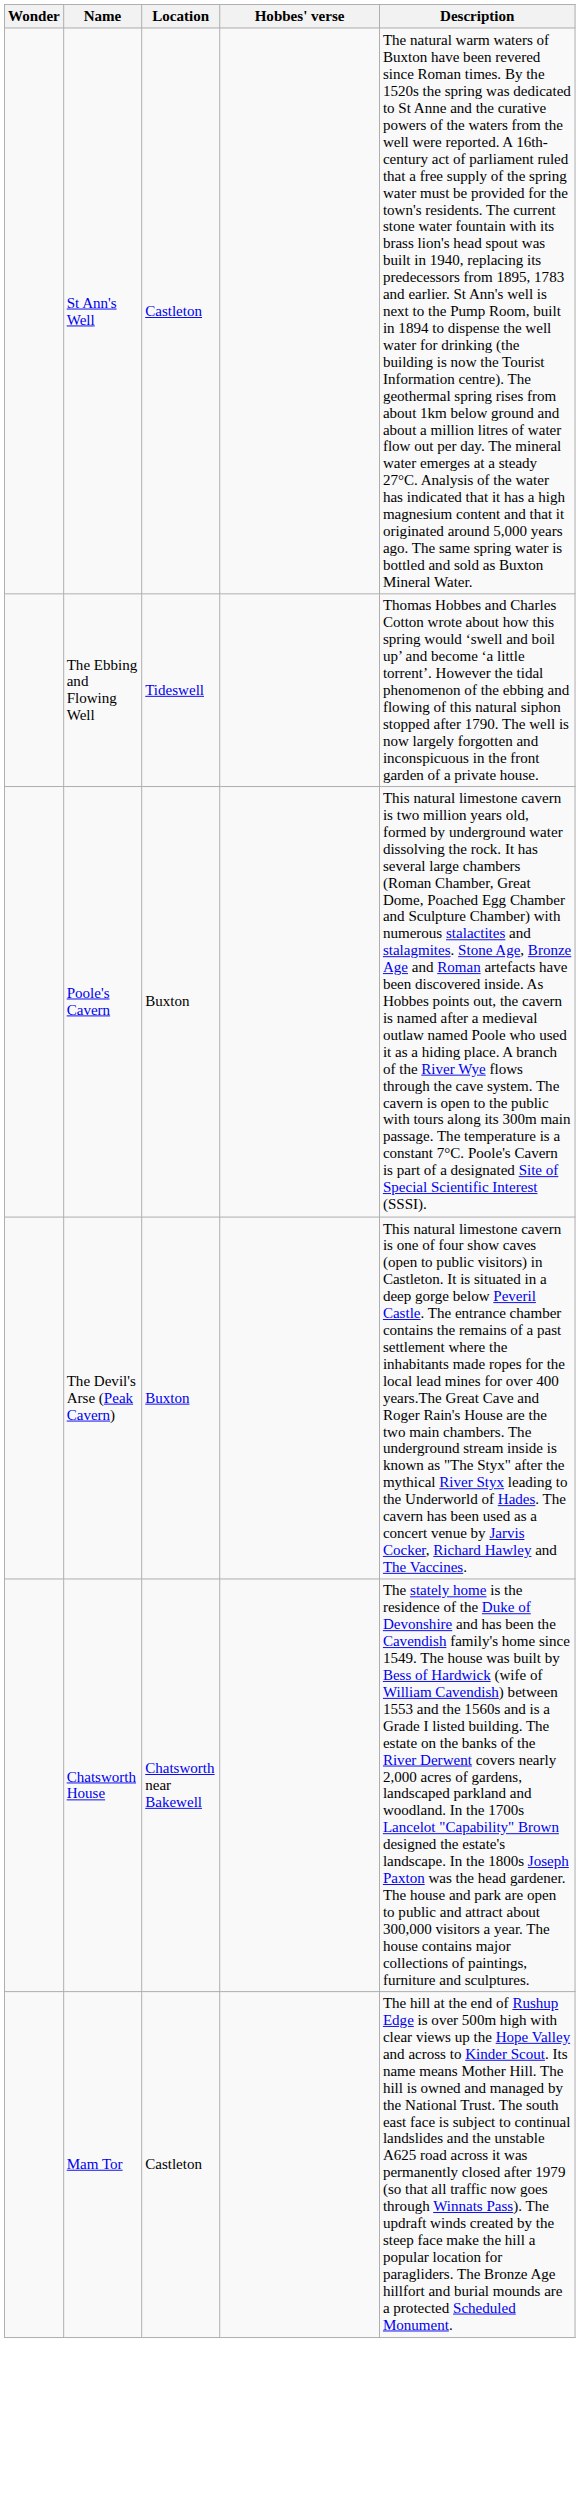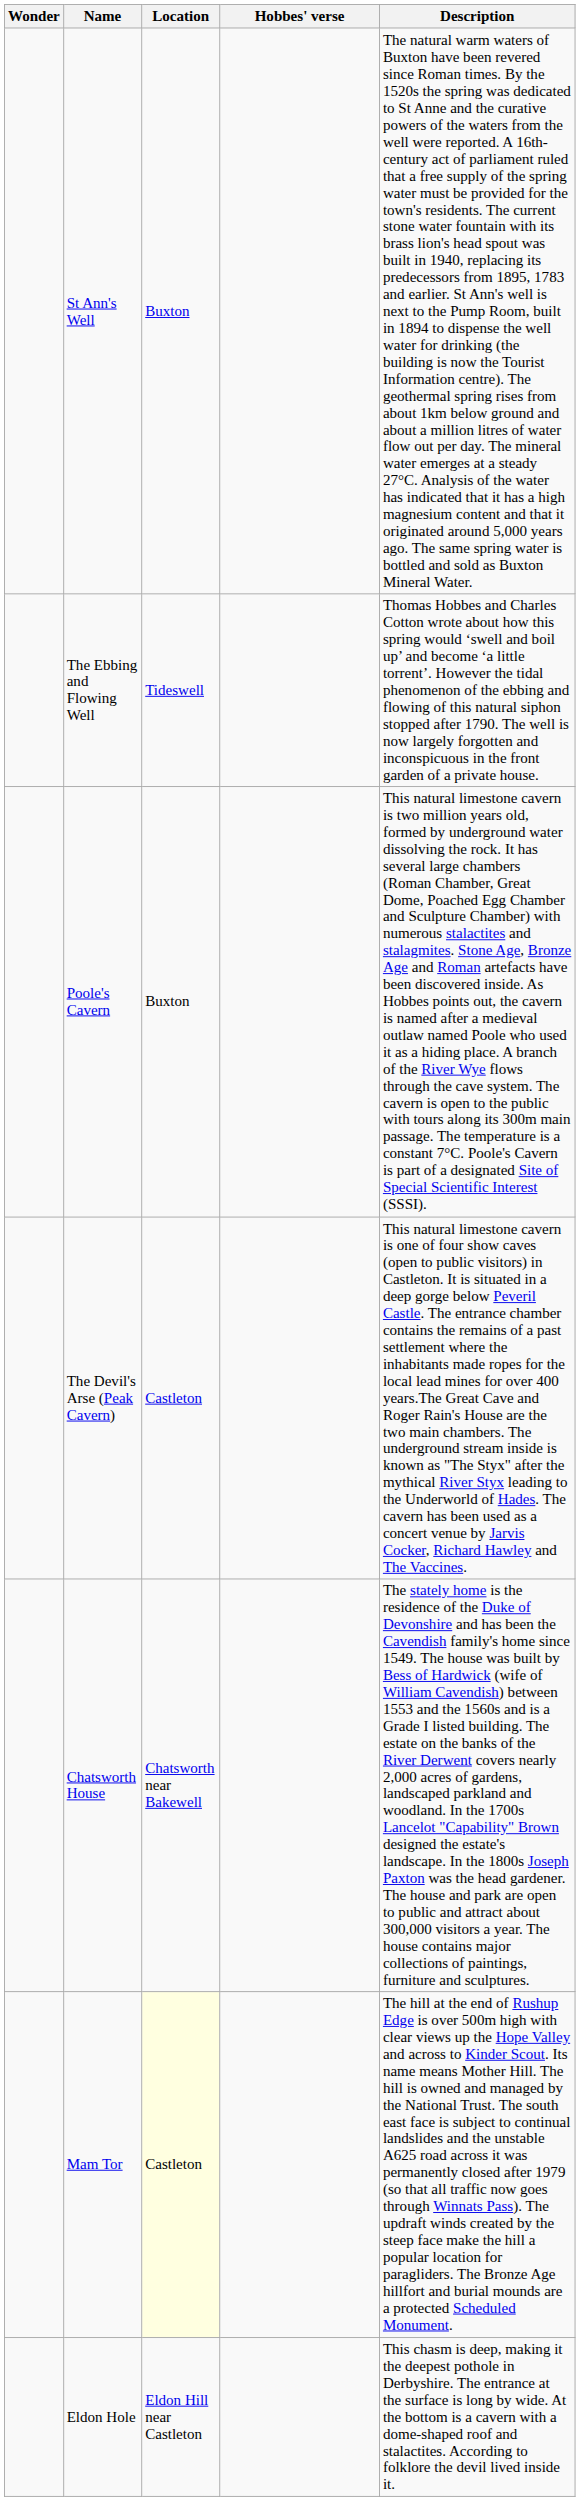(174, 310) Castleton -> (167, 310) Buxton
(167, 1397) Buxton -> (174, 1397) Castleton
(174, 2164) no background -> (174, 2164) lightyellow background
+ row: (101, 2416)
